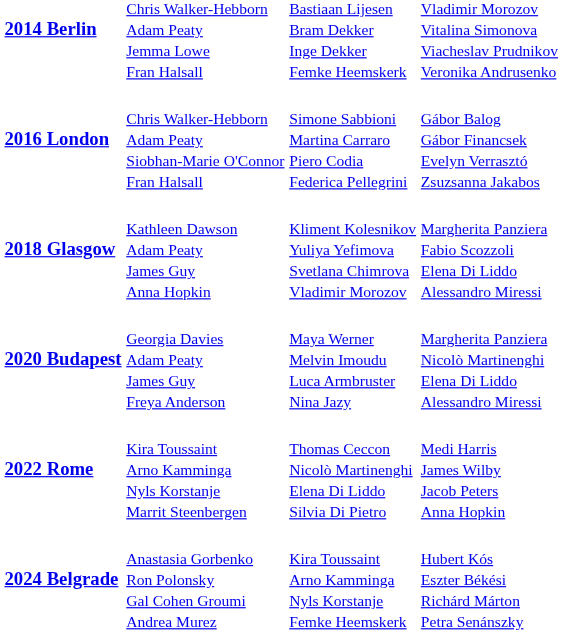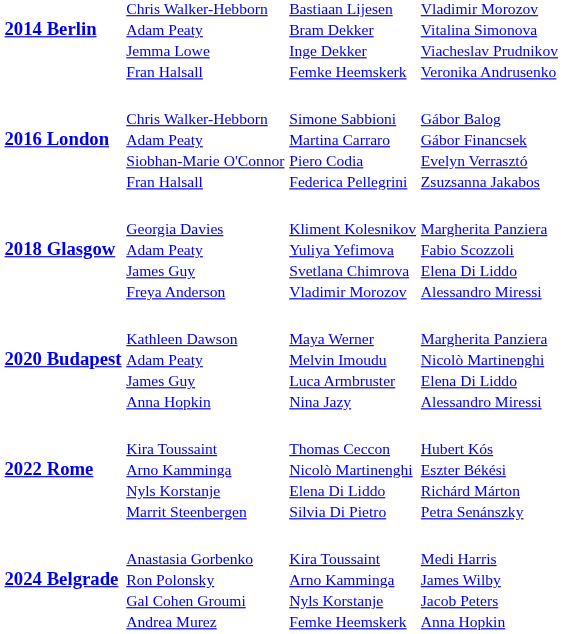(182, 260) Kathleen Dawson Adam Peaty James Guy Anna Hopkin -> (176, 260) Georgia Davies Adam Peaty James Guy Freya Anderson
(176, 370) Georgia Davies Adam Peaty James Guy Freya Anderson -> (182, 370) Kathleen Dawson Adam Peaty James Guy Anna Hopkin
(463, 480) Medi Harris James Wilby Jacob Peters Anna Hopkin -> (472, 480) Hubert Kós Eszter Békési Richárd Márton Petra Senánszky
(472, 590) Hubert Kós Eszter Békési Richárd Márton Petra Senánszky -> (463, 590) Medi Harris James Wilby Jacob Peters Anna Hopkin
